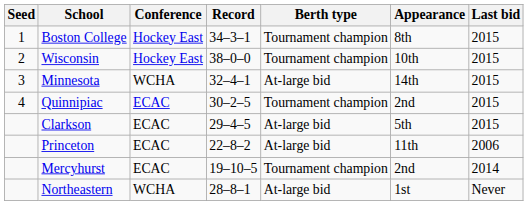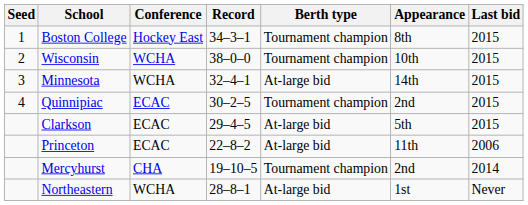(168, 59) Hockey East -> (154, 59) WCHA
(151, 168) ECAC -> (148, 168) CHA
